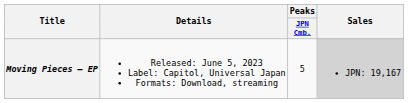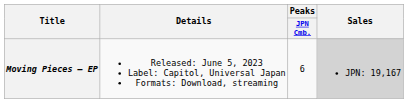(302, 68) 5 -> (302, 68) 6
